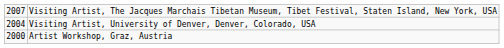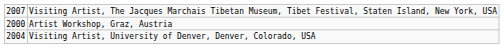rows swapped: (172, 24) <-> (101, 37)
